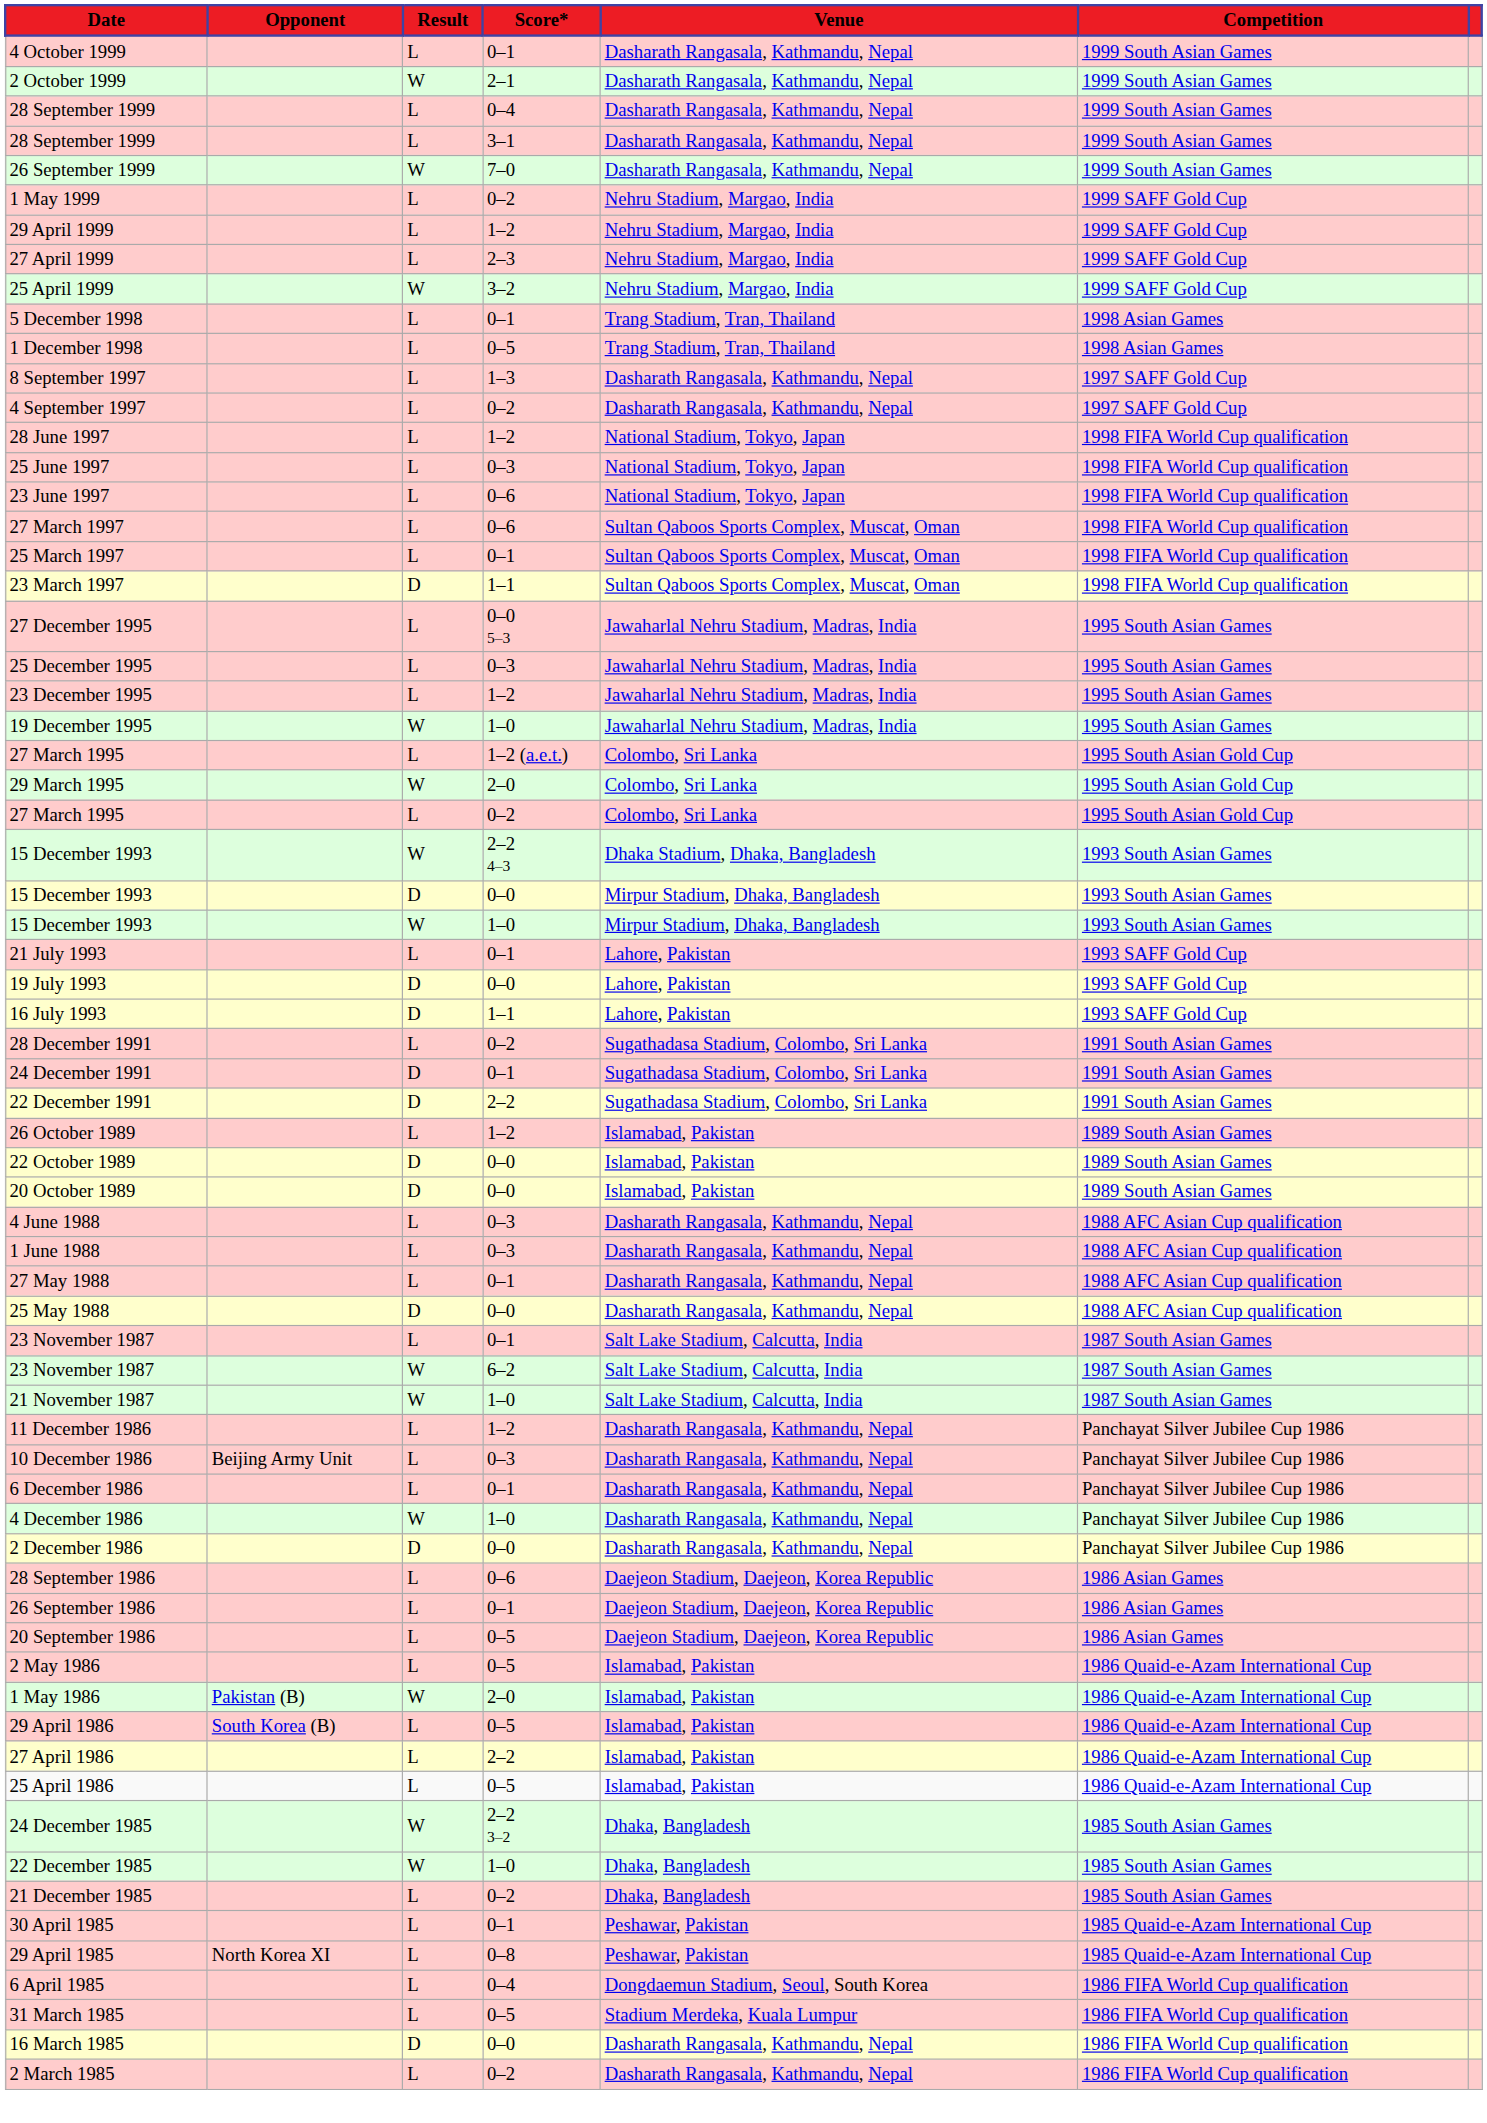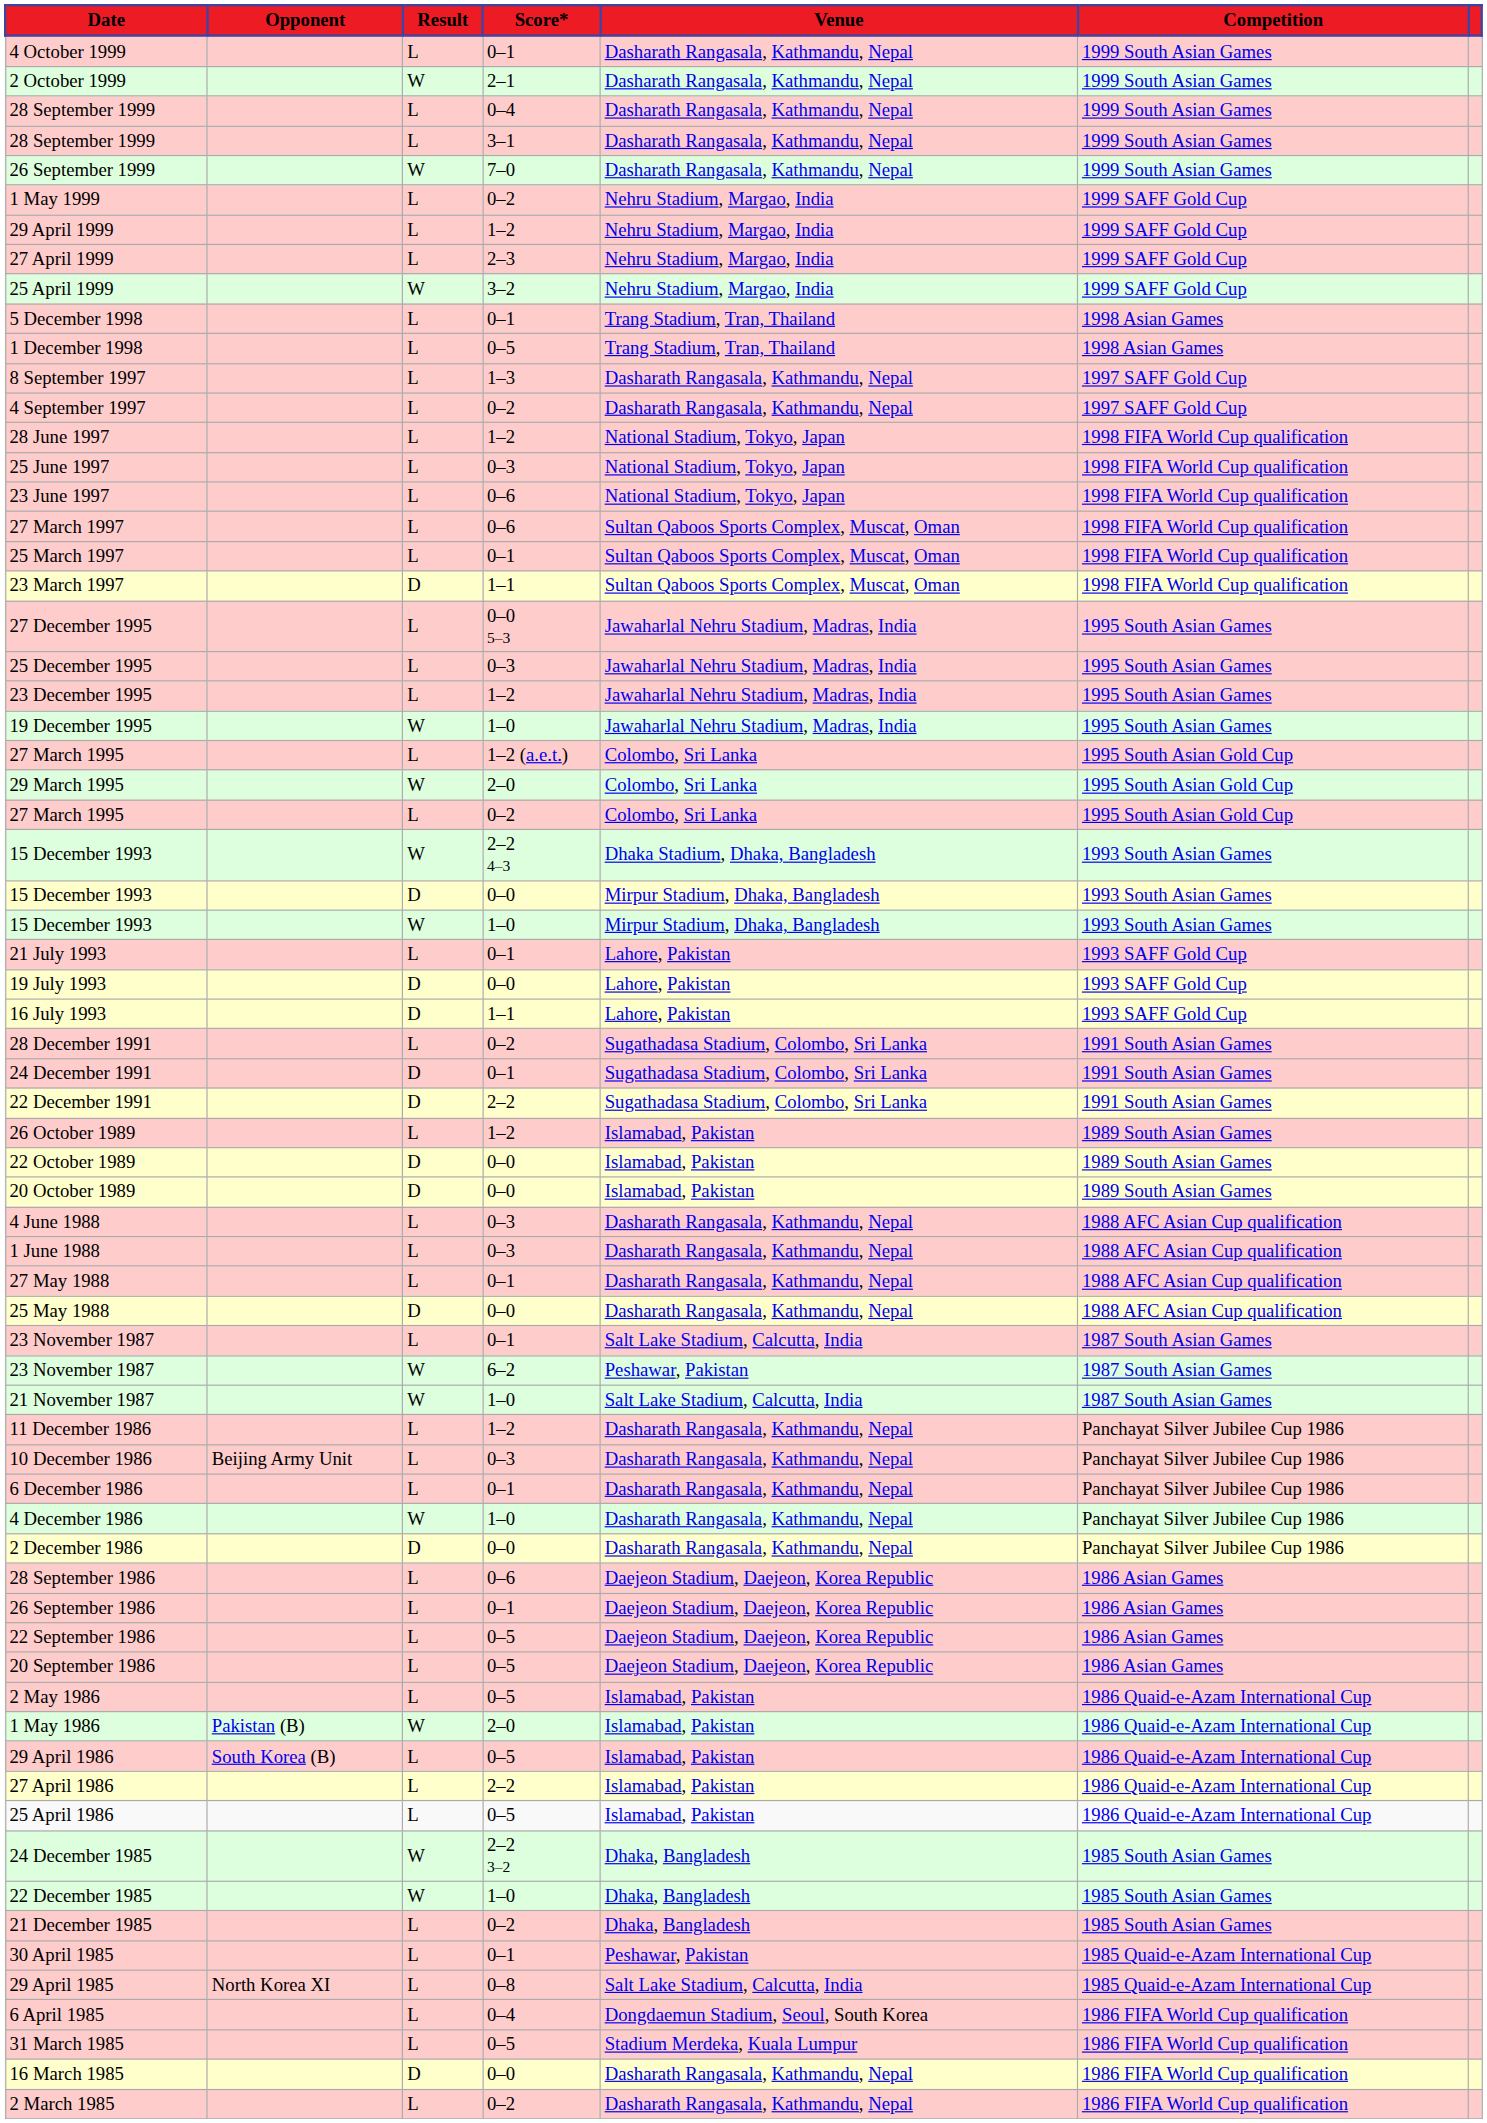(734, 1370) Salt Lake Stadium, Calcutta, India -> (677, 1370) Peshawar, Pakistan
+ row: (82, 1637)
(677, 1955) Peshawar, Pakistan -> (734, 1984) Salt Lake Stadium, Calcutta, India
